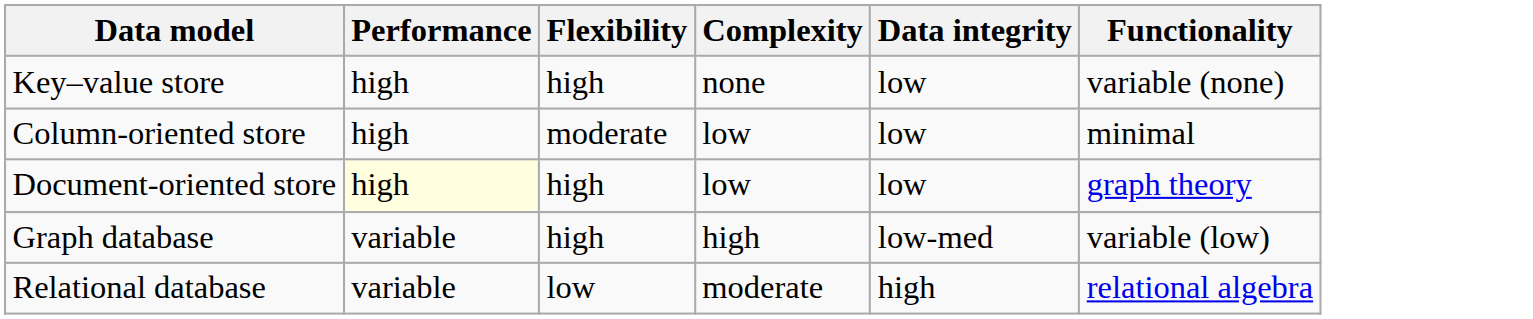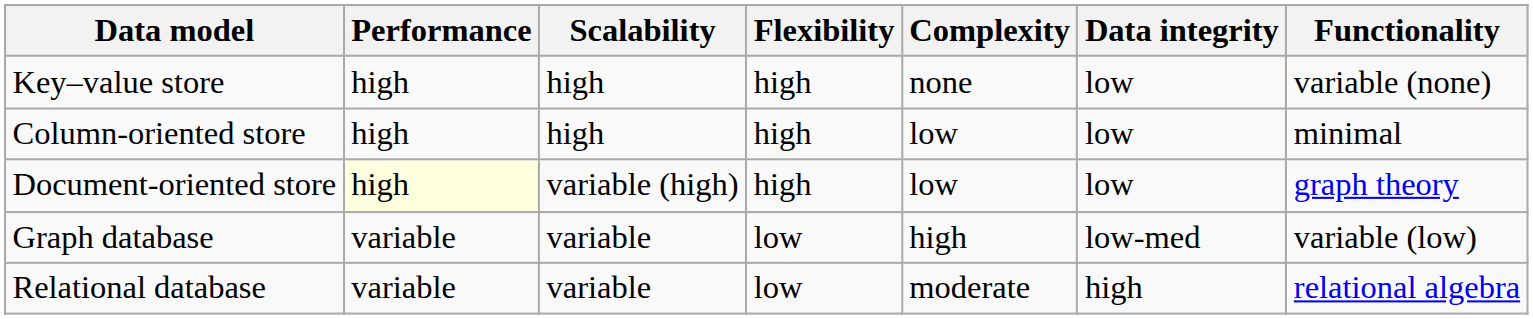+ column: (643, 30)
(607, 133) moderate -> (783, 133) high
(575, 236) high -> (778, 236) low
